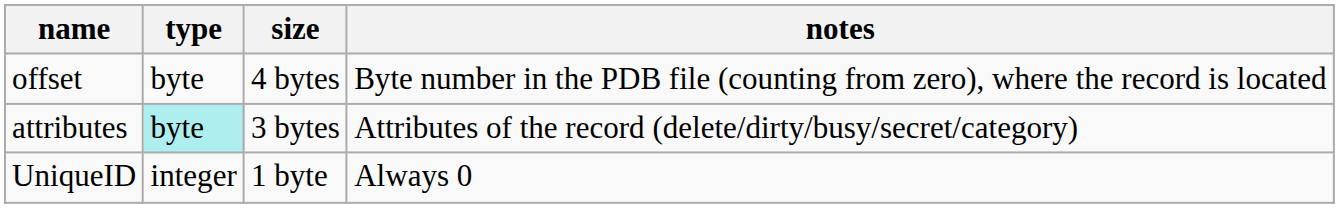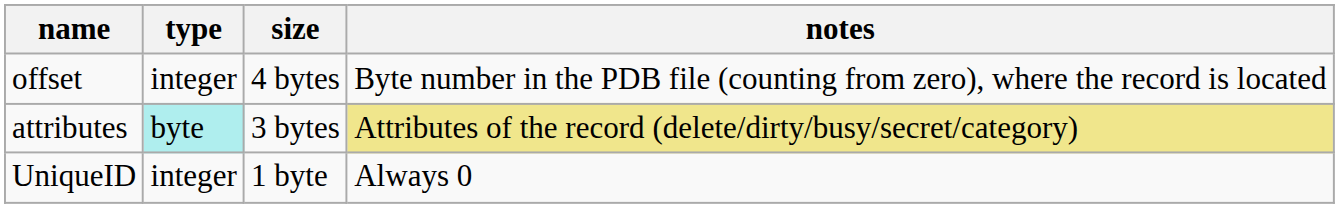(177, 78) byte -> (194, 78) integer
(716, 127) no background -> (716, 127) khaki background
